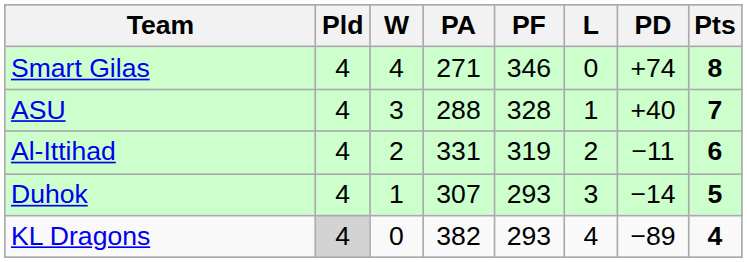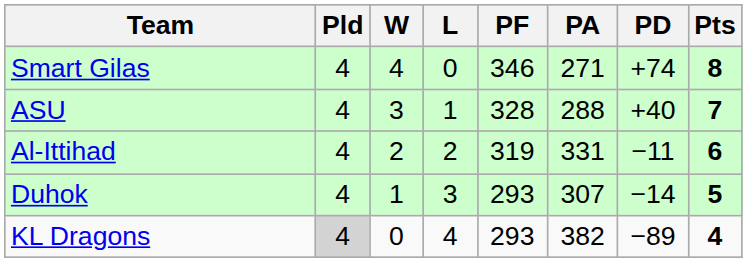columns swapped: (591, 25) <-> (459, 25)
